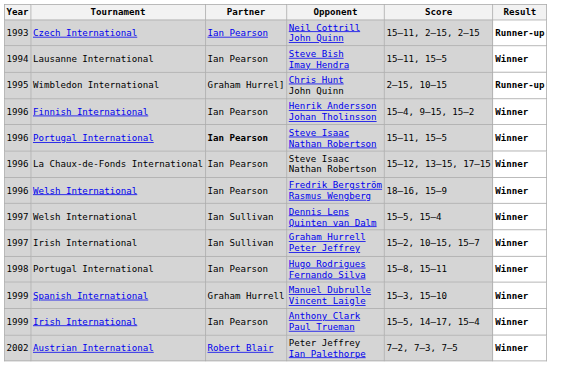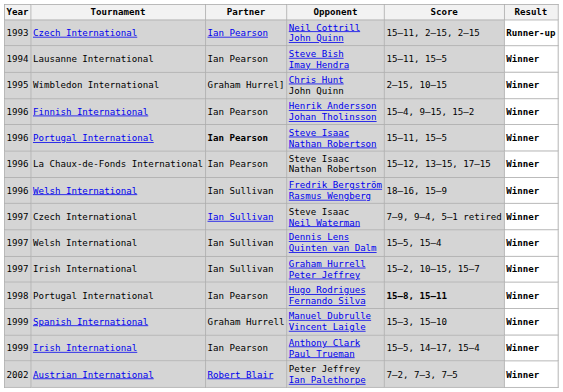(520, 85) Runner-up -> (523, 85) Winner
(238, 190) Ian Pearson -> (240, 190) Ian Sullivan
+ row: (85, 216)
(417, 269) normal -> (417, 295) bold
